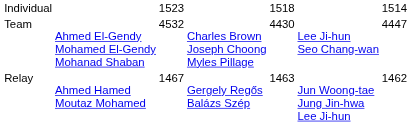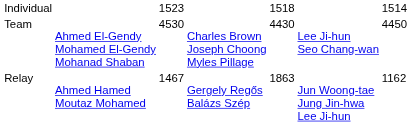(171, 24) 4532 -> (171, 24) 4530
(394, 24) 4447 -> (394, 24) 4450
(282, 78) 1463 -> (282, 78) 1863
(394, 78) 1462 -> (394, 78) 1162
